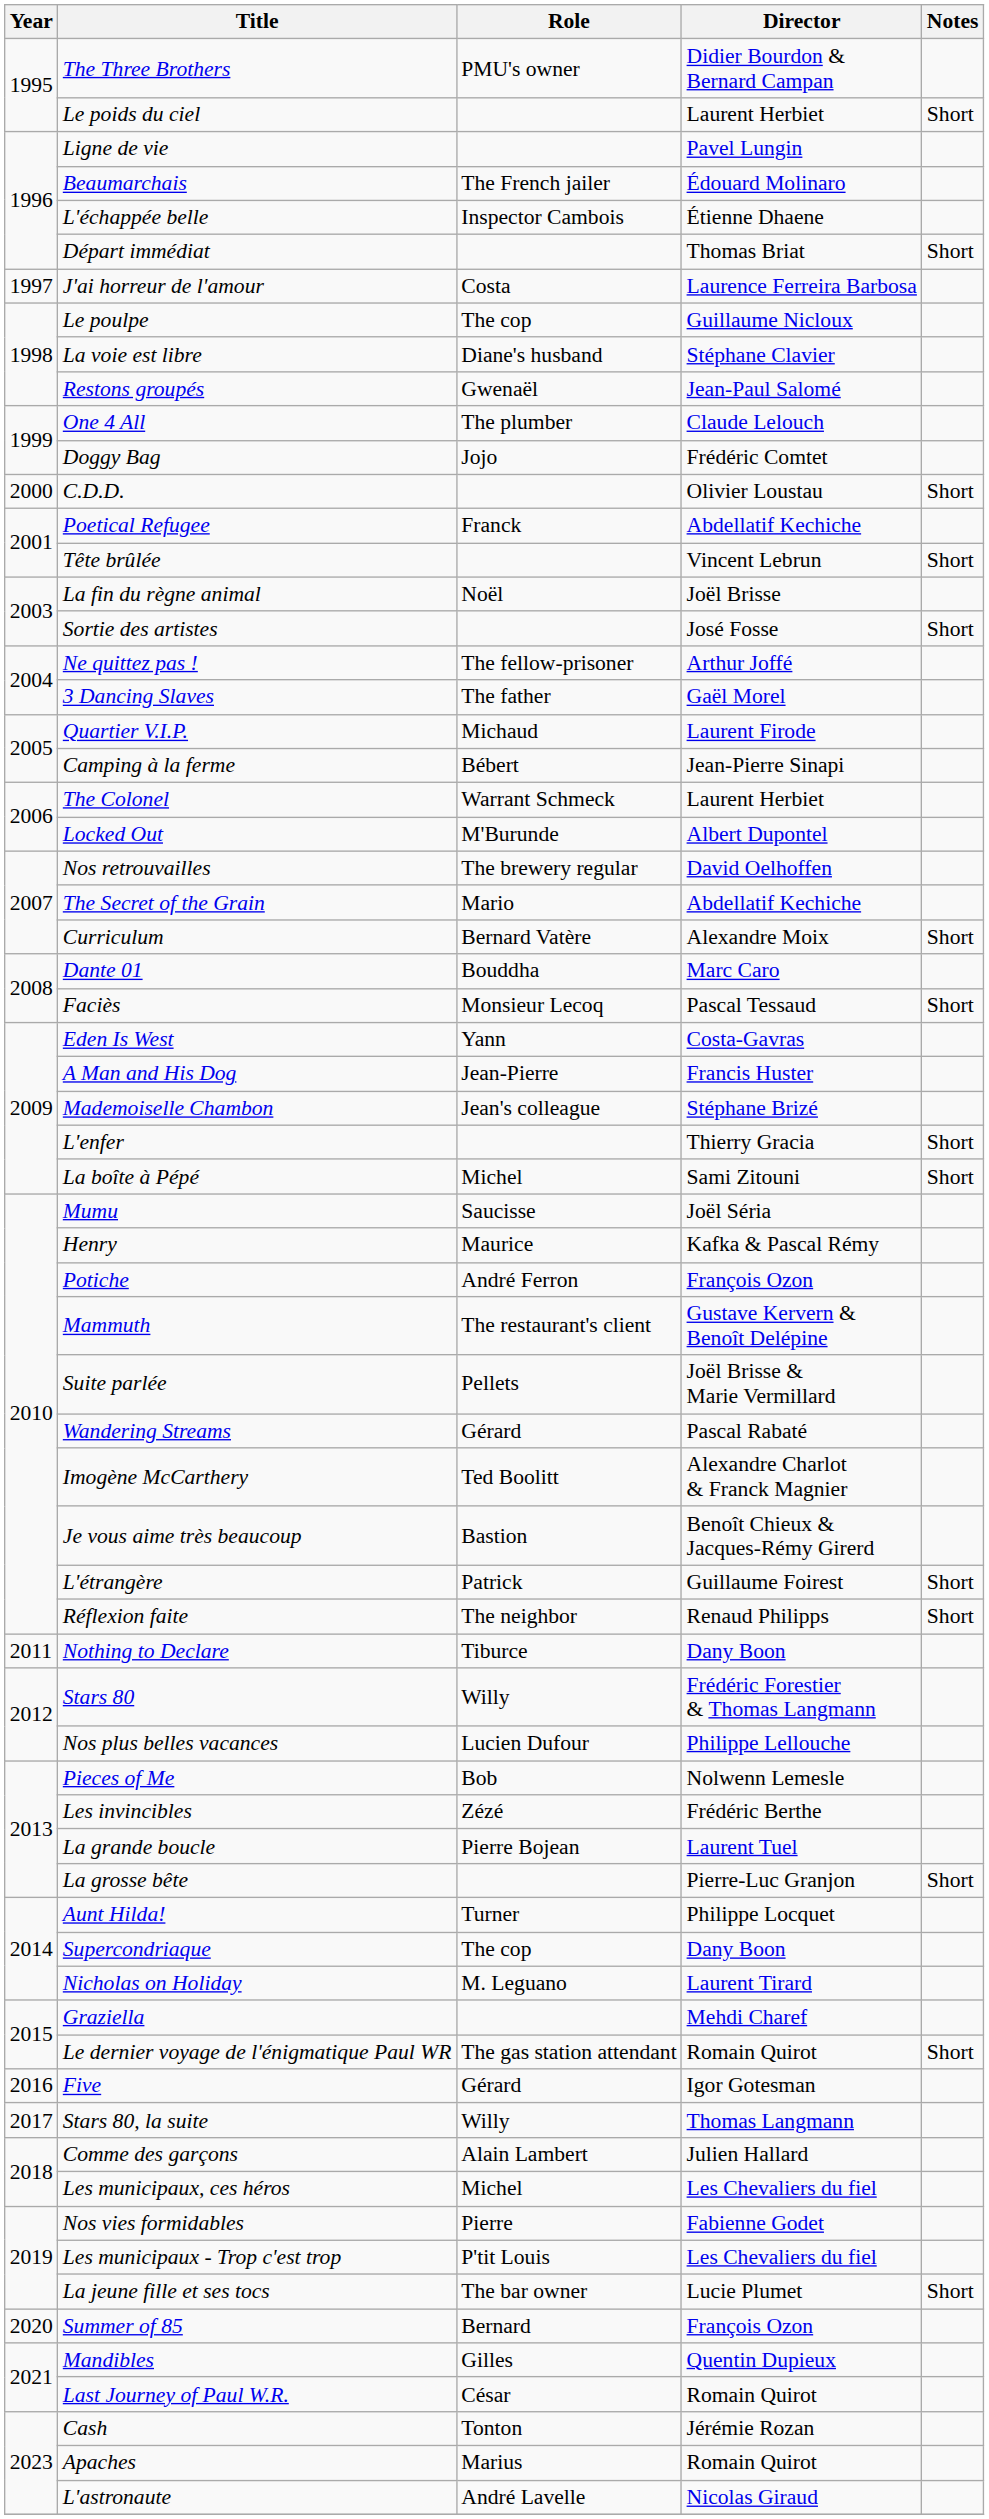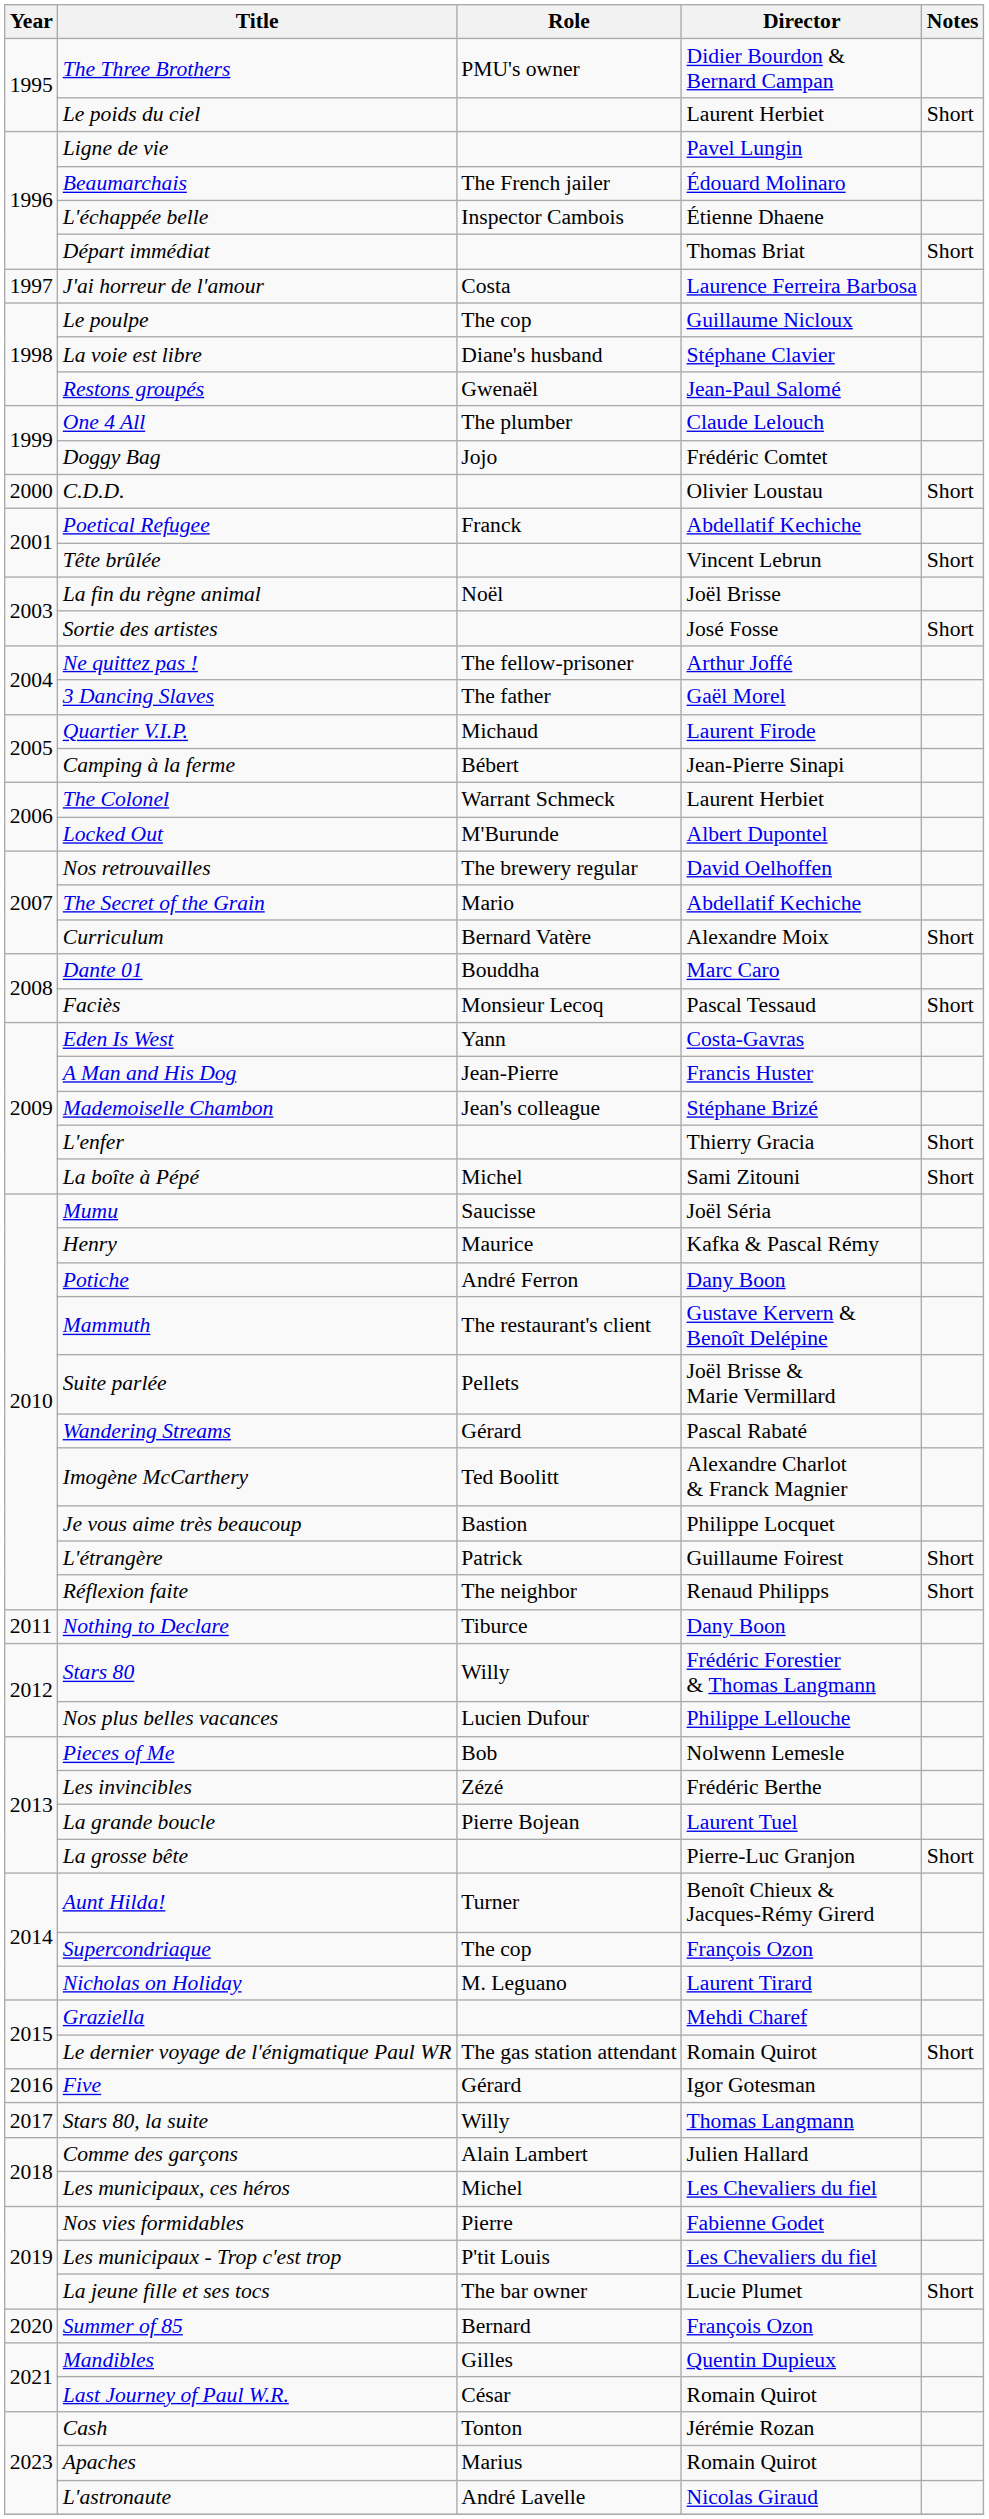(750, 1279) François Ozon -> (736, 1279) Dany Boon
(780, 1535) Benoît Chieux & Jacques-Rémy Girerd -> (761, 1523) Philippe Locquet
(761, 1914) Philippe Locquet -> (780, 1902) Benoît Chieux & Jacques-Rémy Girerd
(736, 1948) Dany Boon -> (750, 1948) François Ozon
